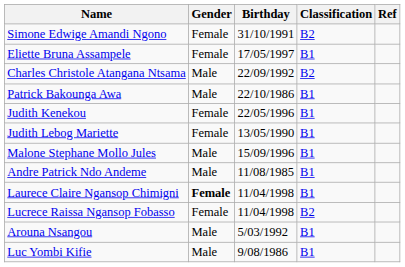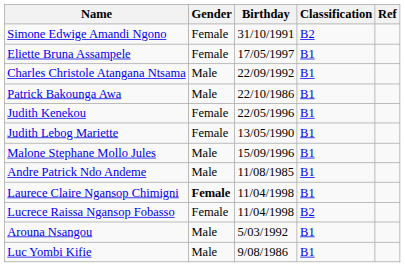(307, 73) B2 -> (307, 73) B1
